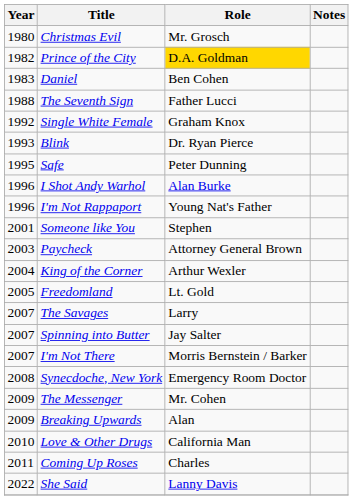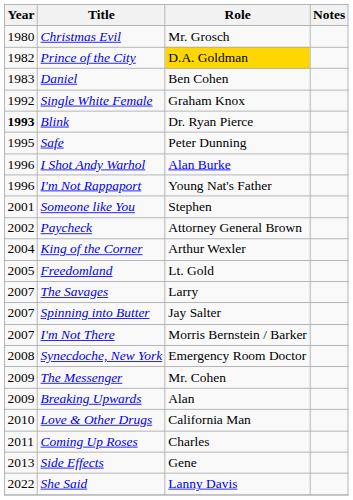- row: (87, 100)
(21, 143) normal -> (21, 121) bold
(21, 249) 2003 -> (21, 228) 2002
+ row: (72, 462)
